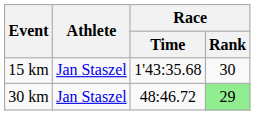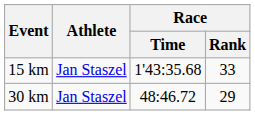(228, 70) 30 -> (228, 70) 33
(228, 97) lightgreen background -> (228, 97) no background
